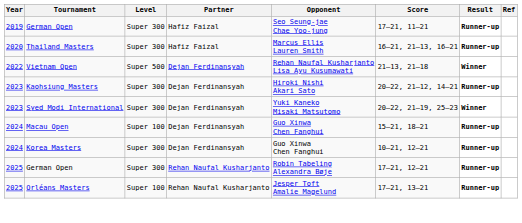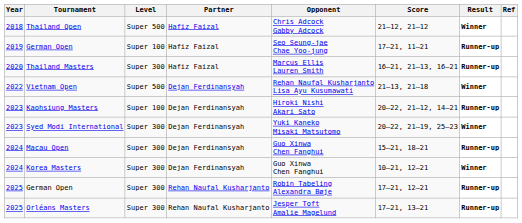+ row: (14, 26)
(146, 26) Super 300 -> (146, 46) Super 100
(146, 86) Super 300 -> (146, 107) Super 100
(146, 127) Super 100 -> (146, 147) Super 300
(480, 147) Runner-up -> (474, 167) Winner
(146, 187) Super 100 -> (146, 208) Super 300
